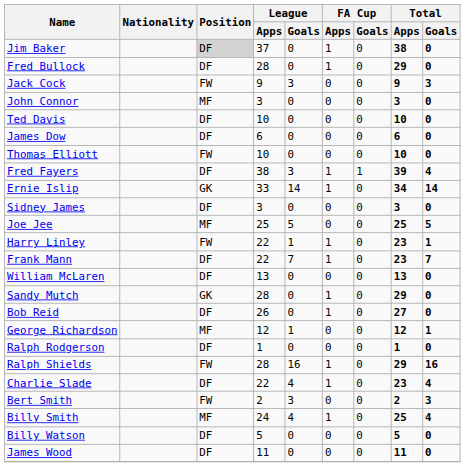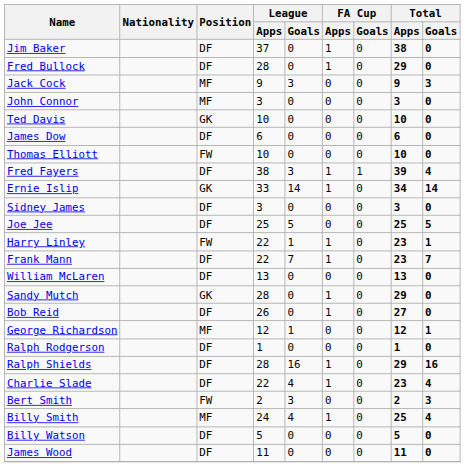(206, 48) lightgrey background -> (206, 48) no background
(206, 84) FW -> (206, 84) MF
(206, 119) DF -> (206, 119) GK
(206, 224) MF -> (206, 224) DF
(206, 365) FW -> (206, 365) DF
